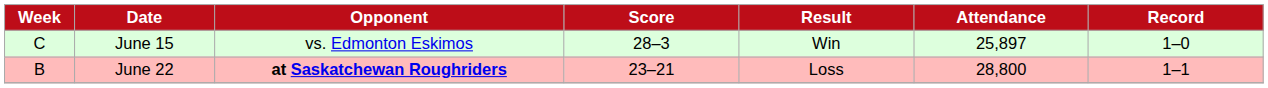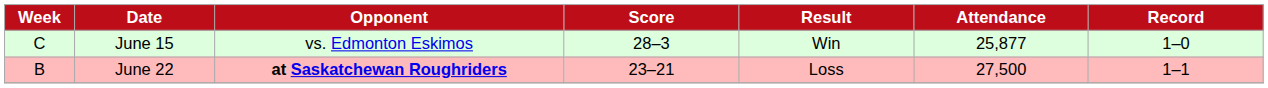(1001, 43) 25,897 -> (1001, 43) 25,877
(1001, 69) 28,800 -> (1001, 69) 27,500
